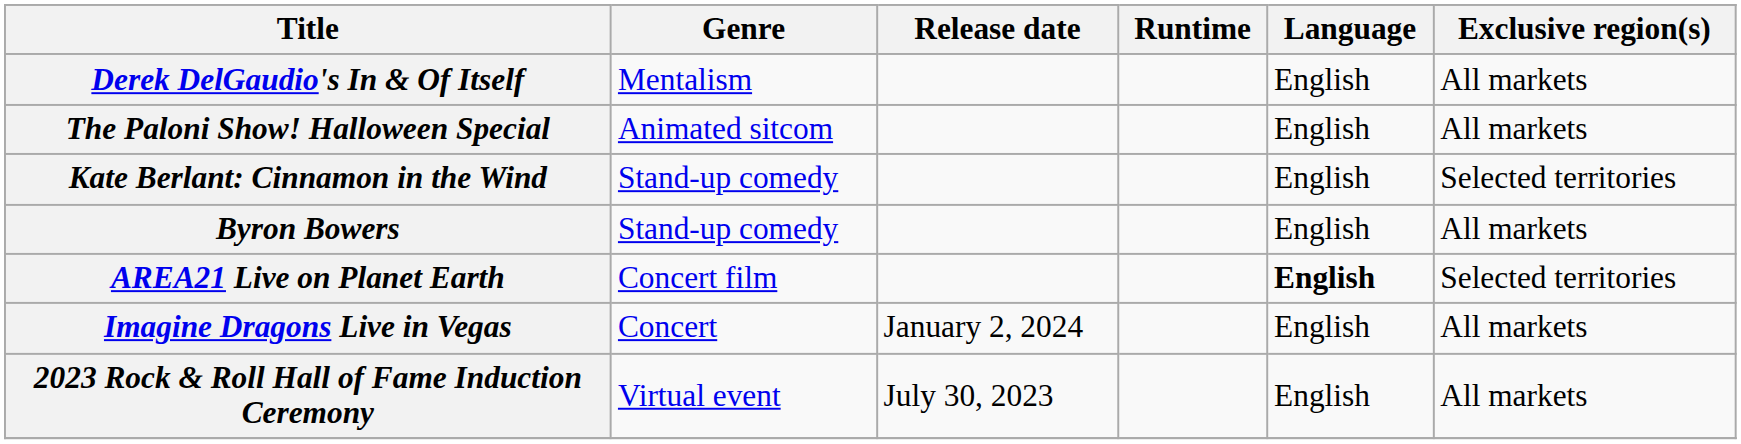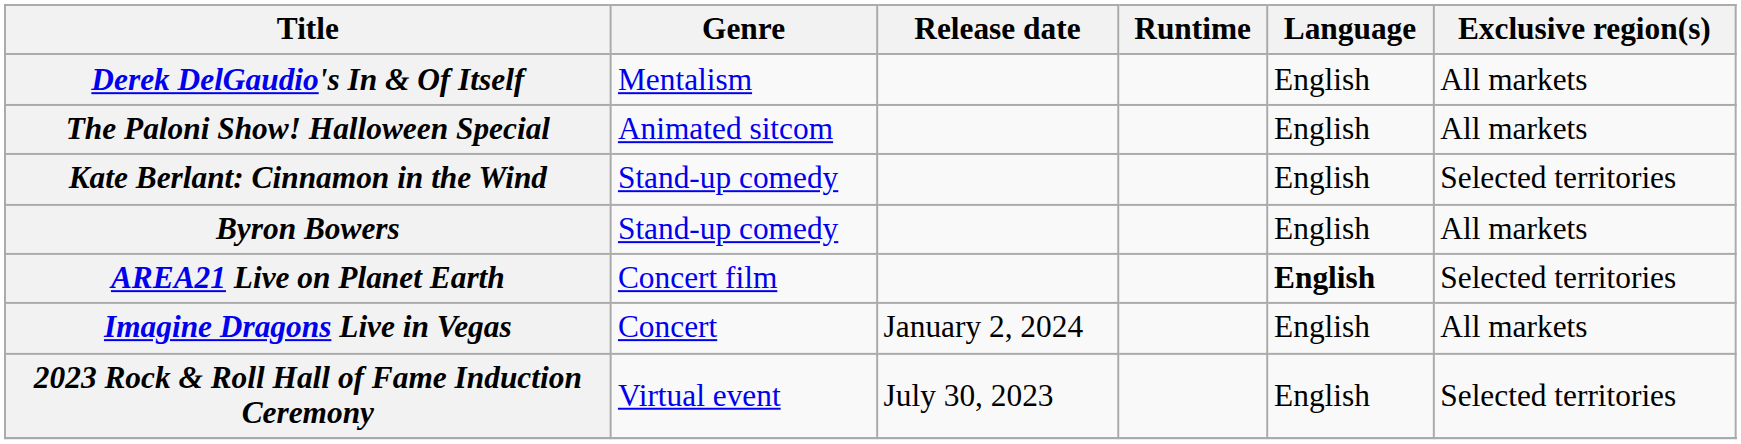(1514, 395) All markets -> (1558, 395) Selected territories
